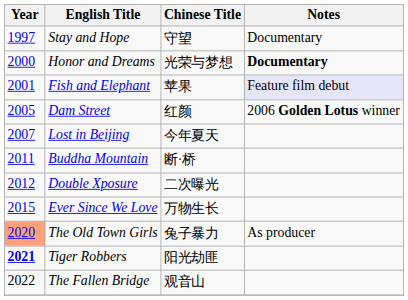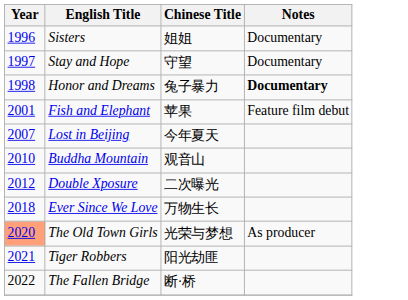+ row: (67, 37)
(21, 61) 2000 -> (21, 86) 1998
(198, 62) 光荣与梦想 -> (191, 86) 兔子暴力
(298, 86) lavender background -> (298, 110) no background
- row: (79, 110)
(21, 159) 2011 -> (21, 159) 2010
(180, 160) 断·桥 -> (185, 160) 观音山
(21, 208) 2015 -> (21, 208) 2018
(191, 233) 兔子暴力 -> (198, 233) 光荣与梦想
(21, 256) bold -> (21, 256) normal
(185, 282) 观音山 -> (180, 282) 断·桥
